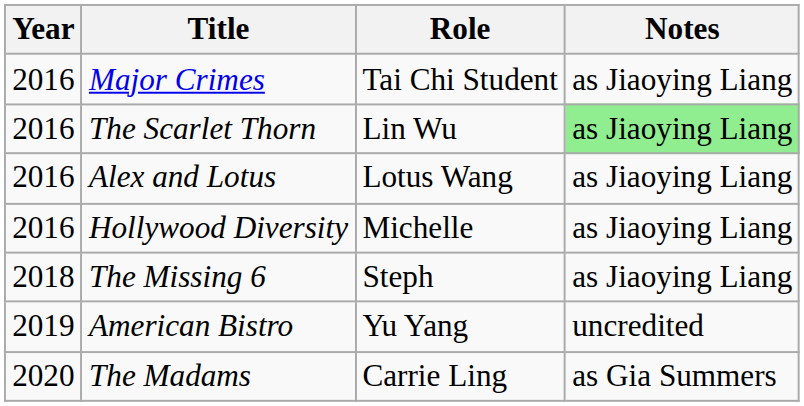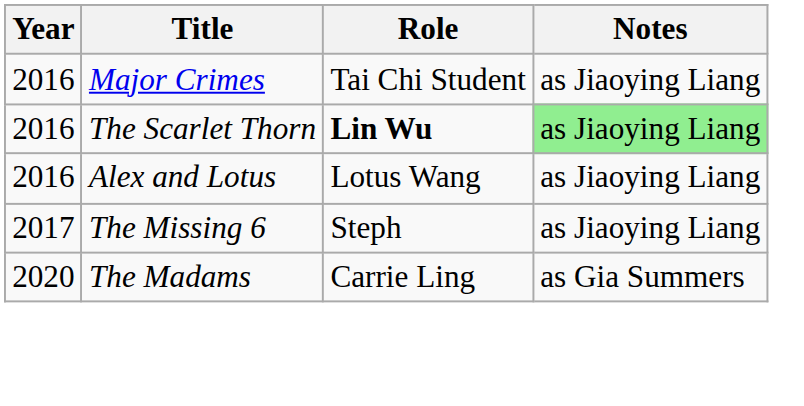(410, 128) normal -> (381, 128) bold
- row: (219, 227)
(43, 276) 2018 -> (43, 227) 2017
- row: (191, 326)
